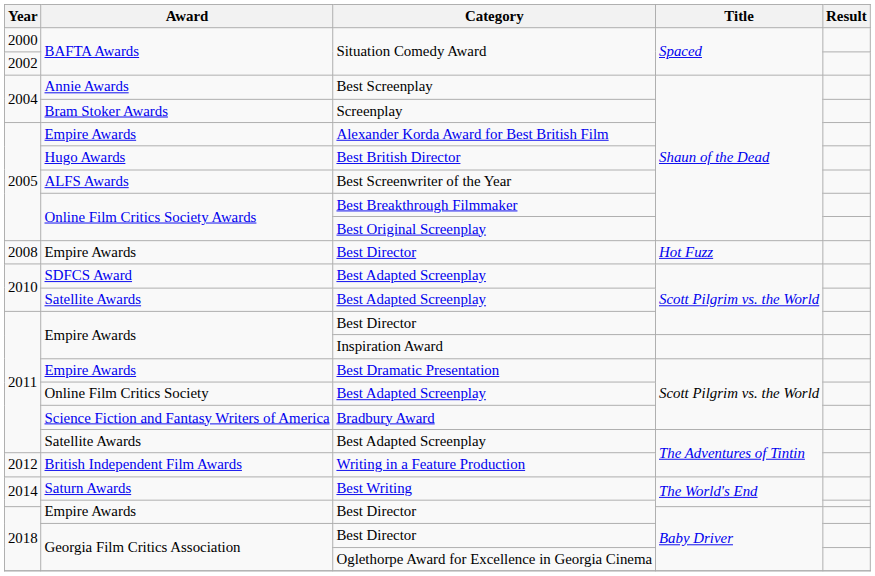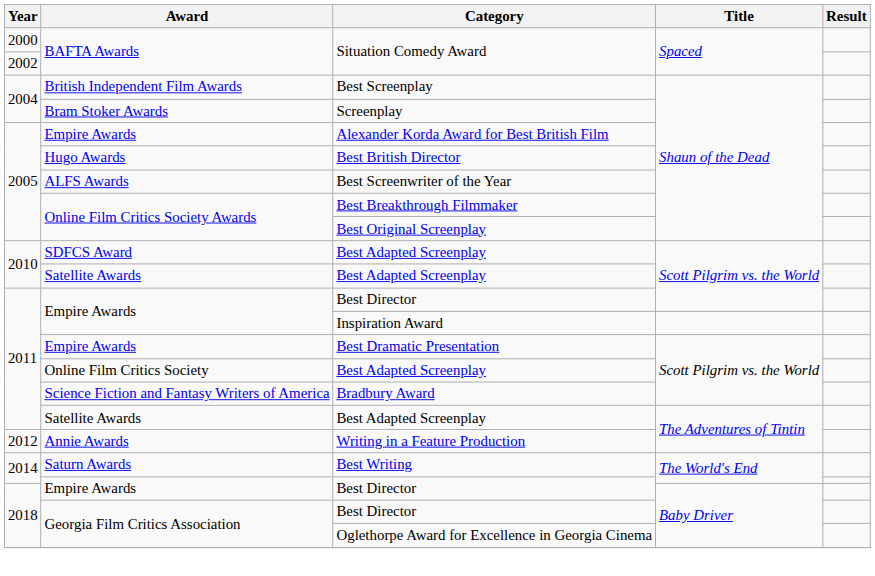(87, 87) Annie Awards -> (143, 87) British Independent Film Awards
- row: (23, 252)
(143, 464) British Independent Film Awards -> (87, 441) Annie Awards
